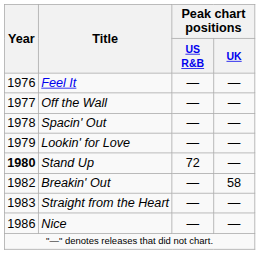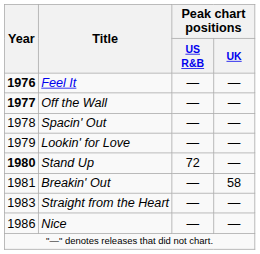(21, 83) normal -> (21, 83) bold
(21, 103) normal -> (21, 103) bold
(21, 183) 1982 -> (21, 183) 1981
